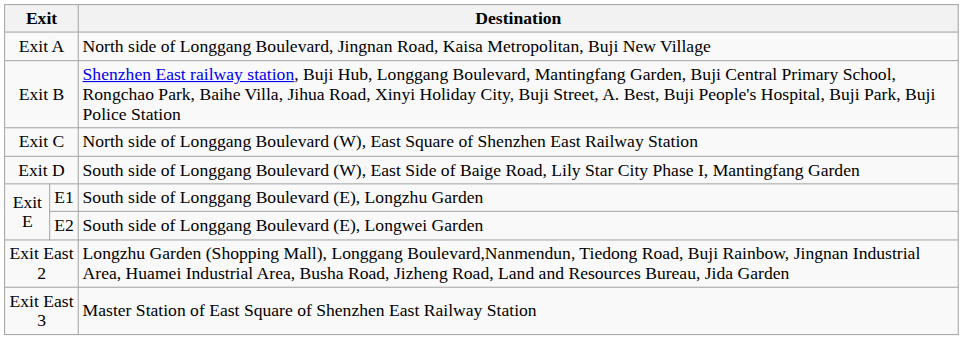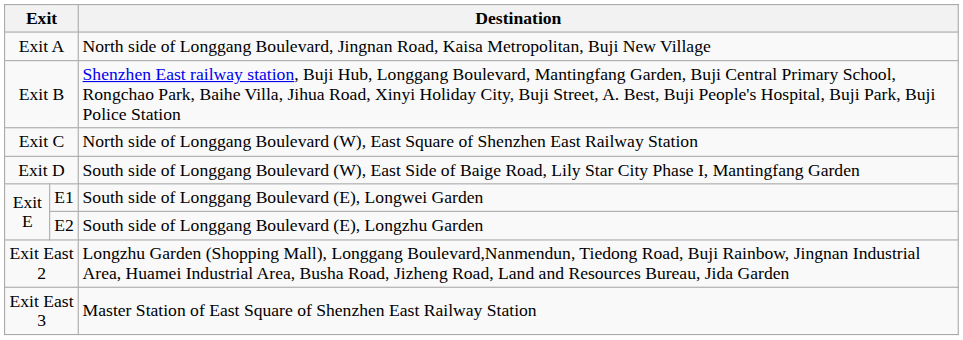(283, 197) South side of Longgang Boulevard (E), Longzhu Garden -> (283, 197) South side of Longgang Boulevard (E), Longwei Garden
(283, 225) South side of Longgang Boulevard (E), Longwei Garden -> (283, 225) South side of Longgang Boulevard (E), Longzhu Garden
